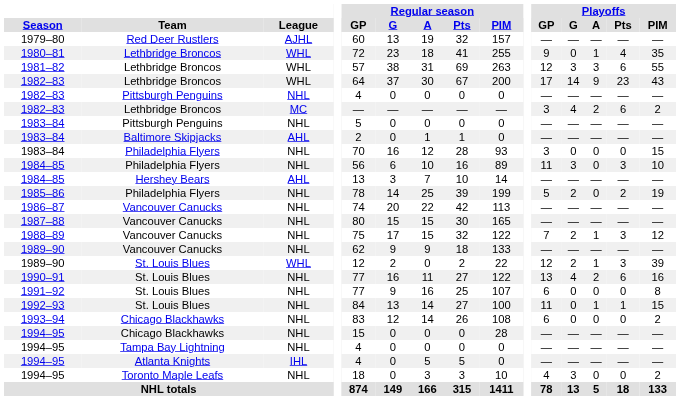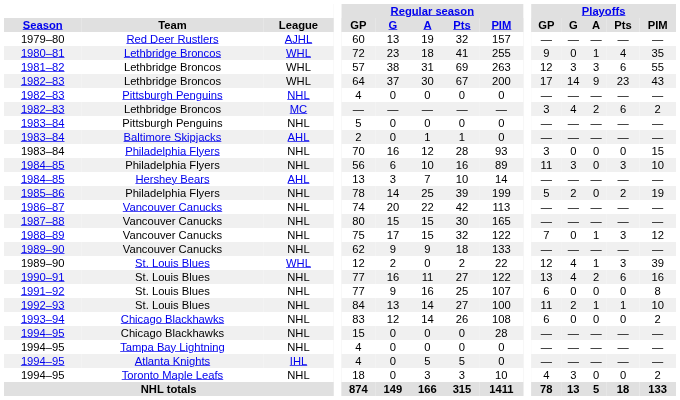(573, 235) 2 -> (573, 235) 0
(573, 263) 2 -> (573, 263) 4
(573, 305) 0 -> (573, 305) 2
(658, 305) 15 -> (658, 305) 10
